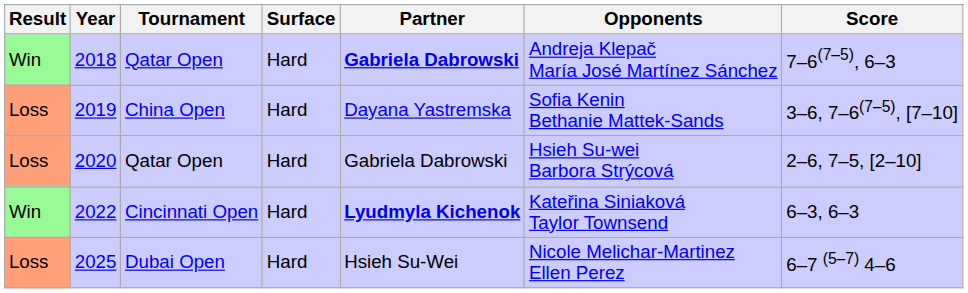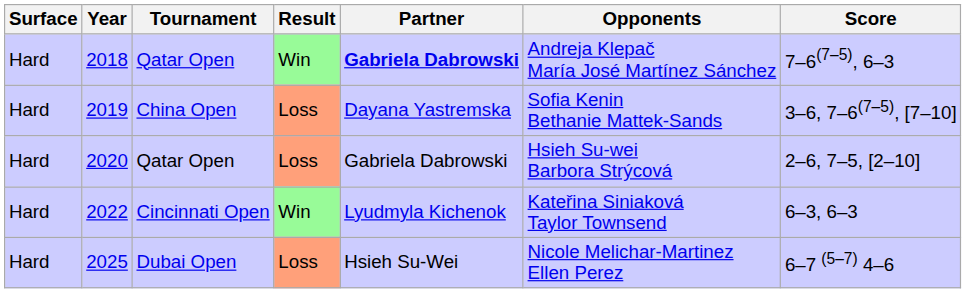columns swapped: (38, 19) <-> (301, 19)
(432, 211) bold -> (425, 211) normal
